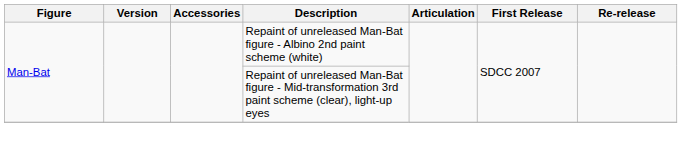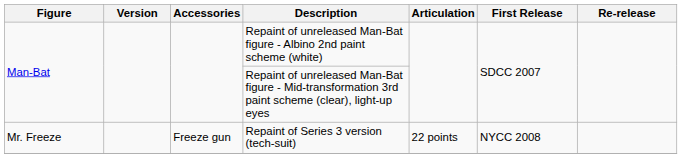+ row: (314, 137)
